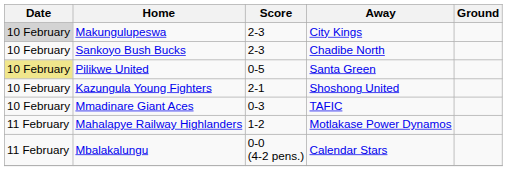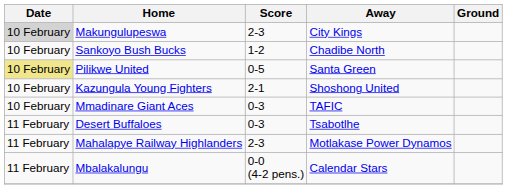(256, 50) 2-3 -> (256, 50) 1-2
+ row: (118, 124)
(256, 124) 1-2 -> (256, 143) 2-3
